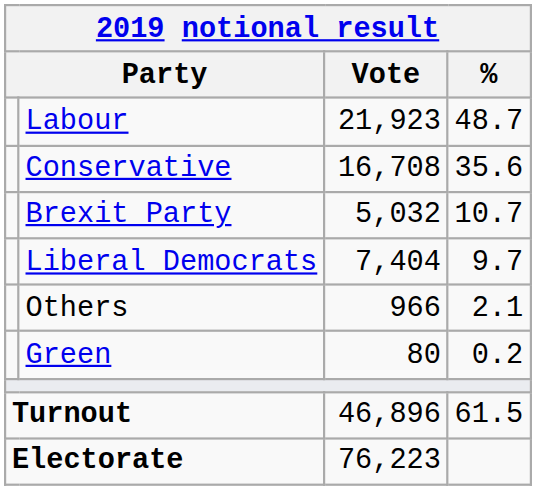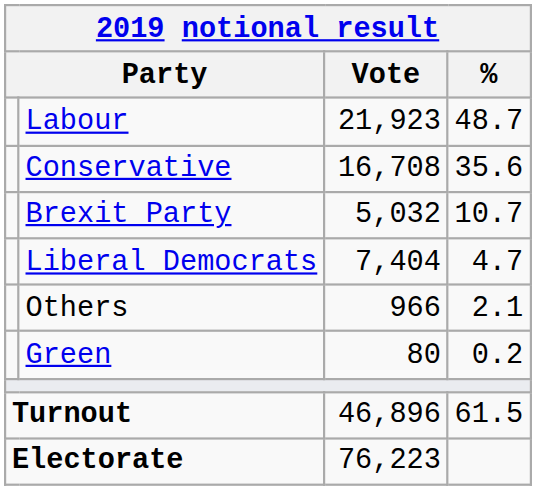(497, 261) 9.7 -> (497, 261) 4.7
